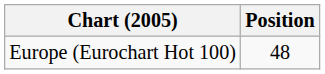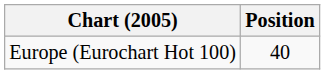(280, 52) 48 -> (280, 52) 40
